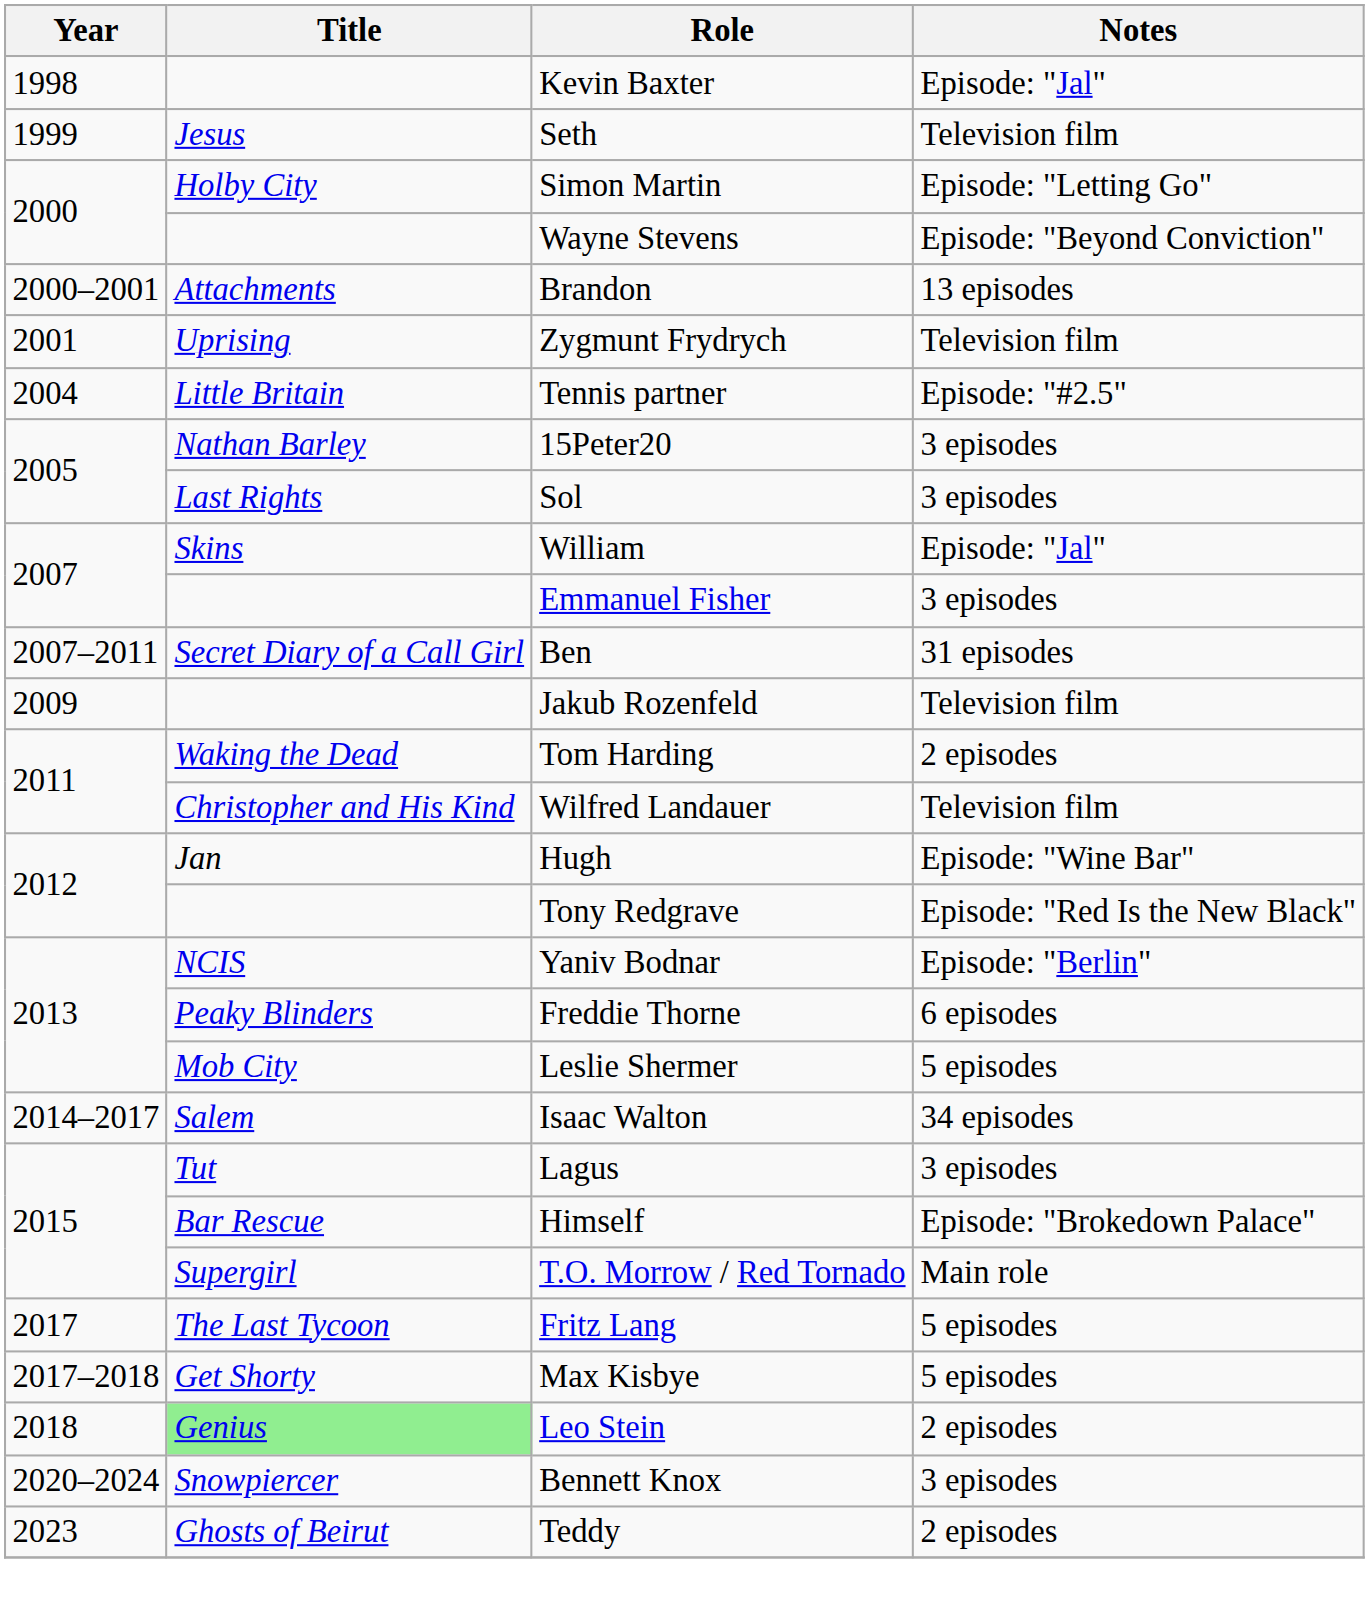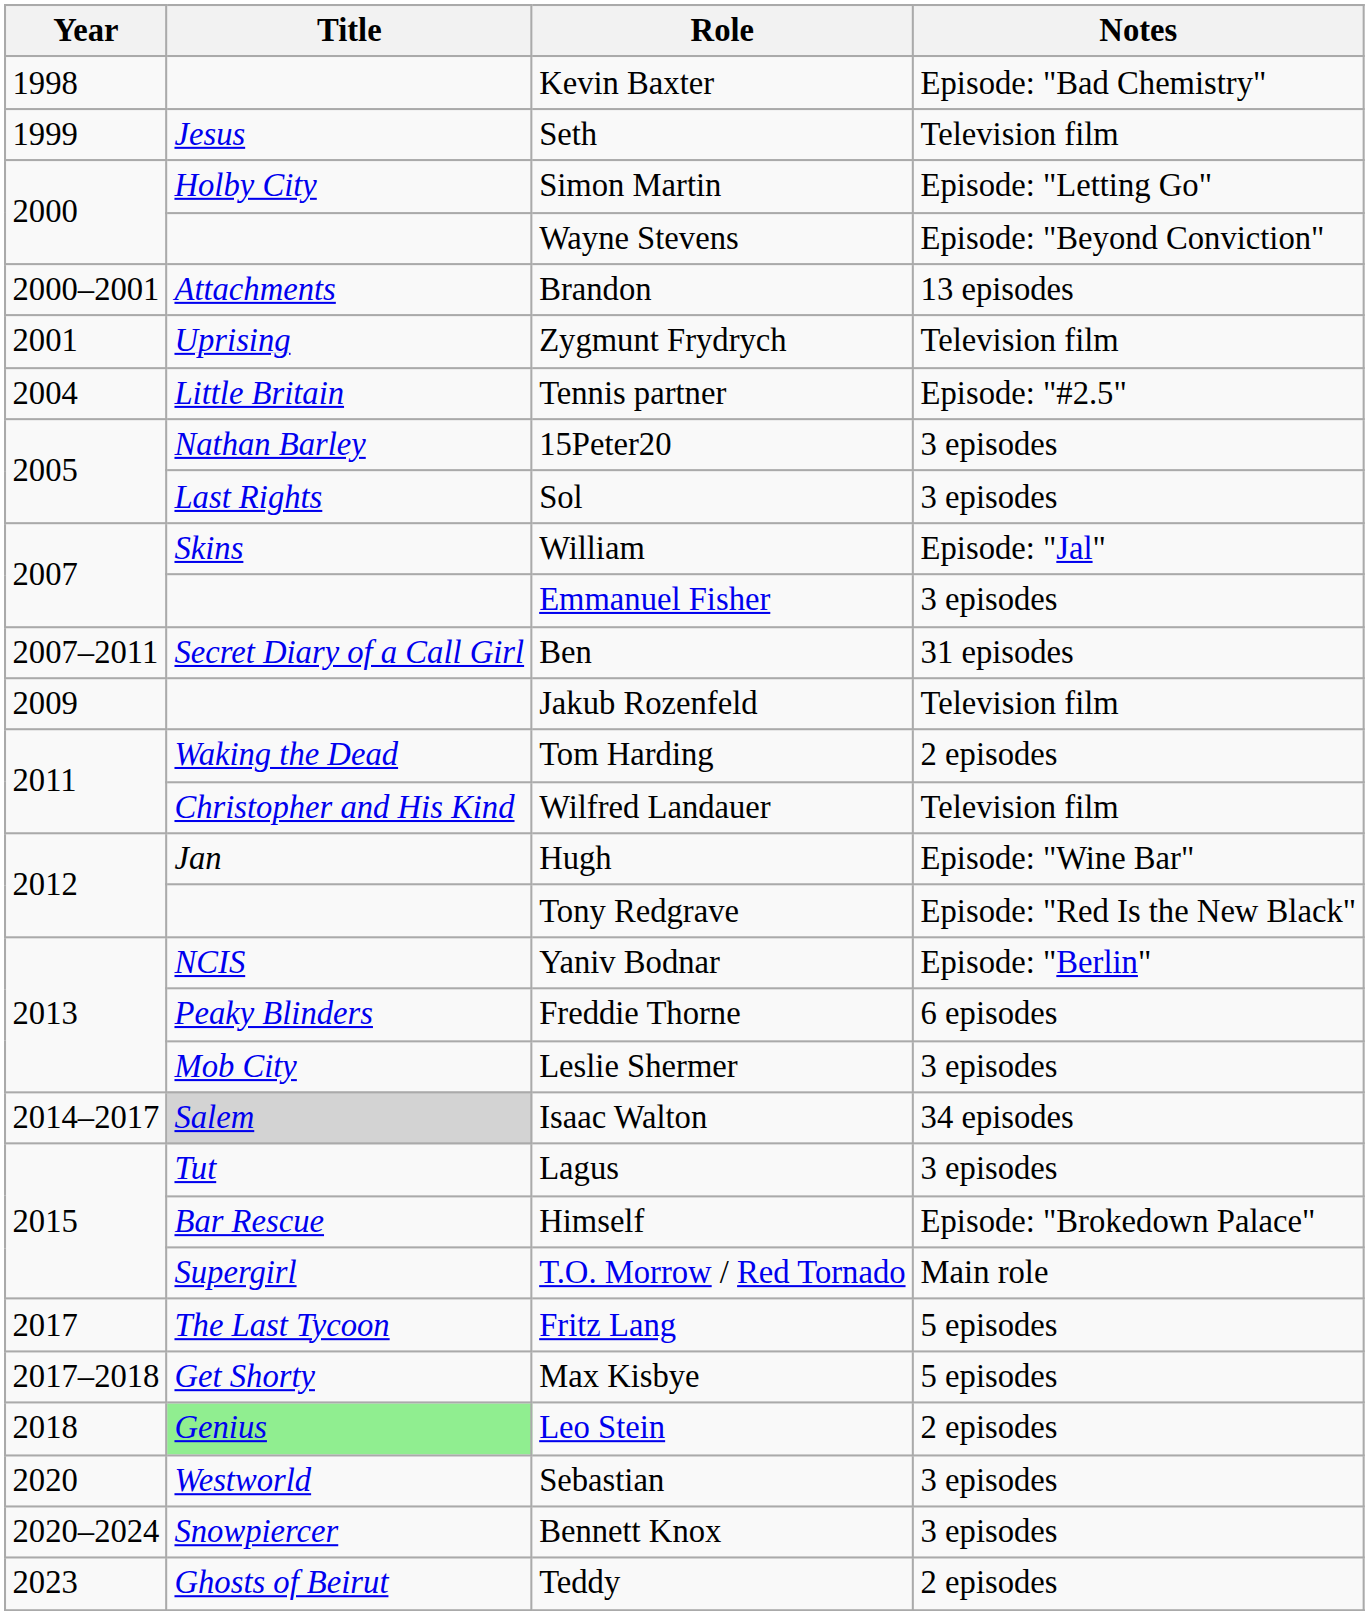(1013, 82) Episode: "Jal" -> (1093, 82) Episode: "Bad Chemistry"
(989, 1065) 5 episodes -> (989, 1065) 3 episodes
(214, 1117) no background -> (214, 1117) lightgrey background
+ row: (602, 1479)
